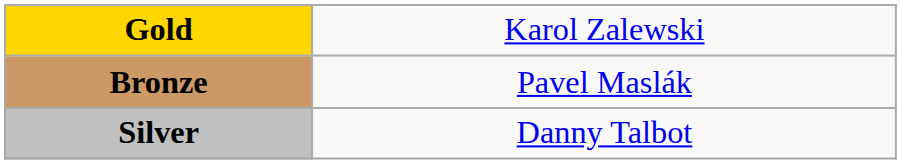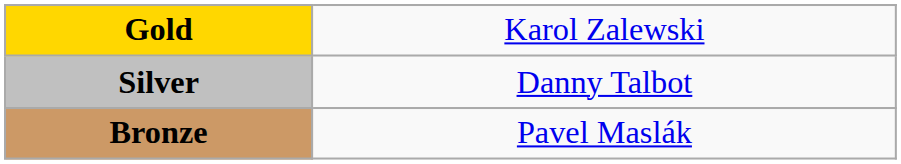rows swapped: (159, 132) <-> (159, 81)
